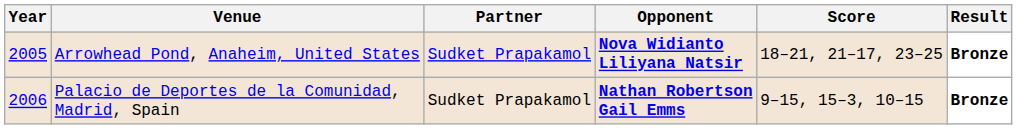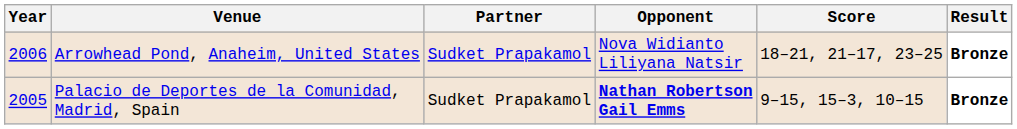(28, 54) 2005 -> (28, 54) 2006
(671, 54) bold -> (671, 54) normal
(28, 100) 2006 -> (28, 100) 2005
